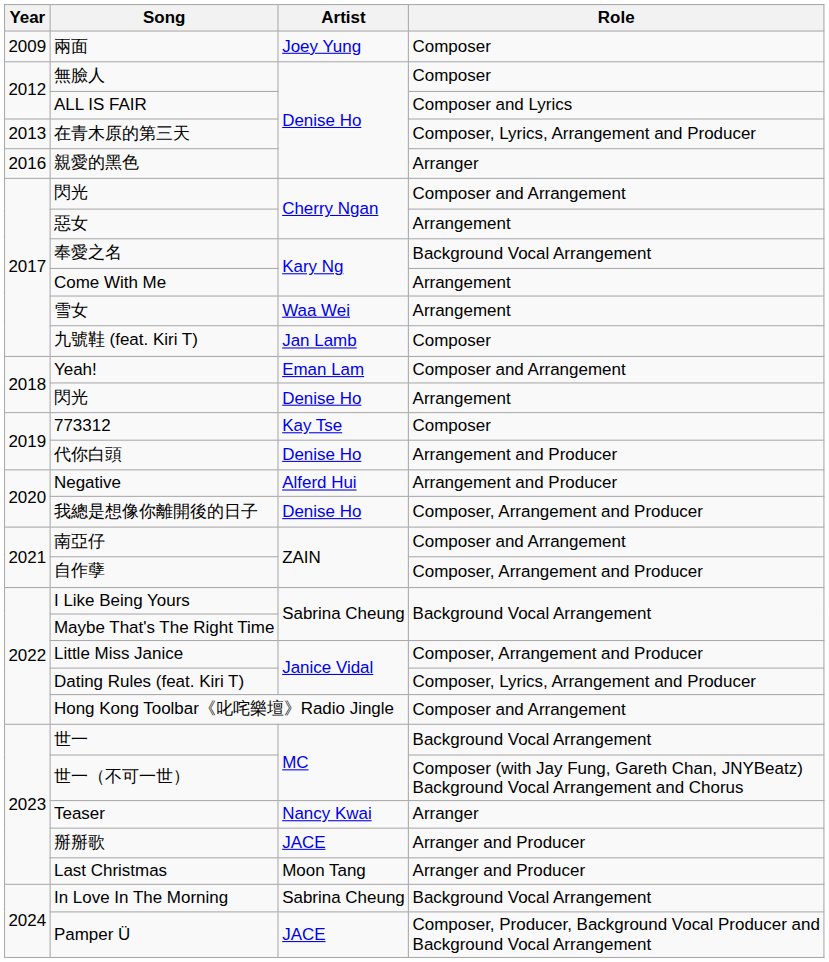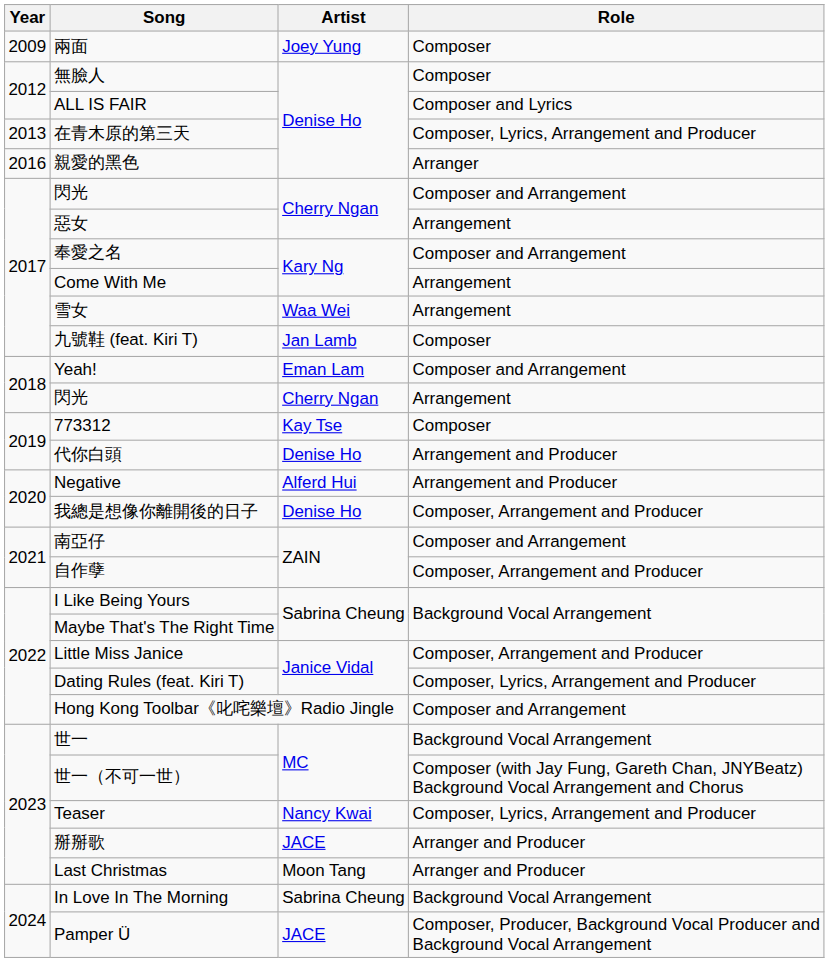(532, 253) Background Vocal Arrangement -> (519, 253) Composer and Arrangement
(322, 397) Denise Ho -> (330, 397) Cherry Ngan
(446, 814) Arranger -> (584, 814) Composer, Lyrics, Arrangement and Producer
